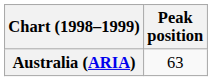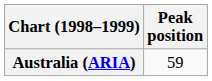(175, 62) 63 -> (175, 62) 59
